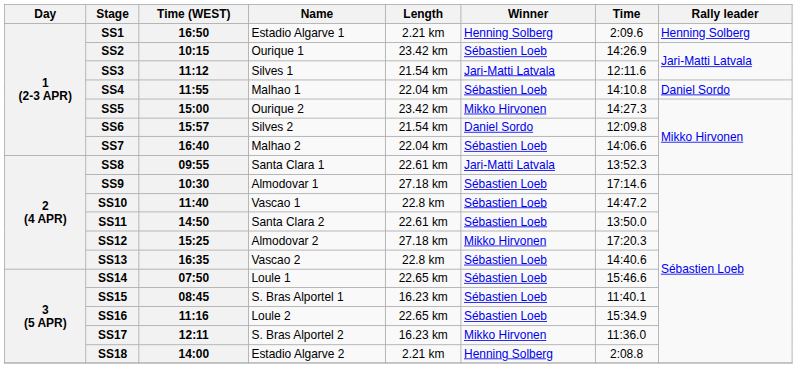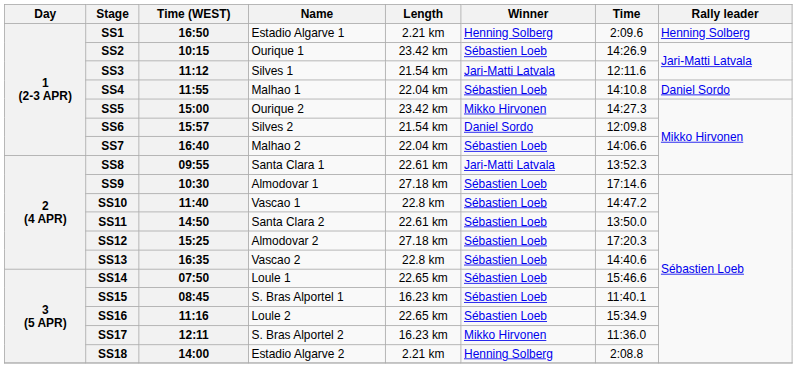(505, 241) Mikko Hirvonen -> (506, 241) Sébastien Loeb
